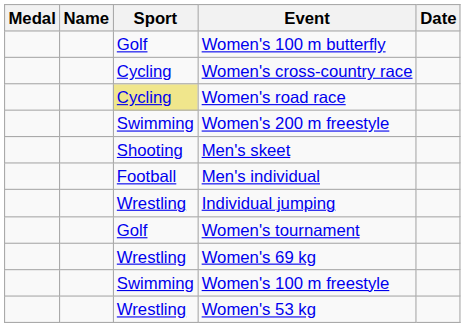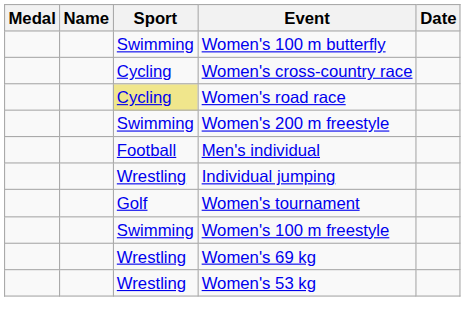(132, 44) Golf -> (155, 44) Swimming
- row: (246, 150)
rows swapped: (295, 283) <-> (259, 256)
